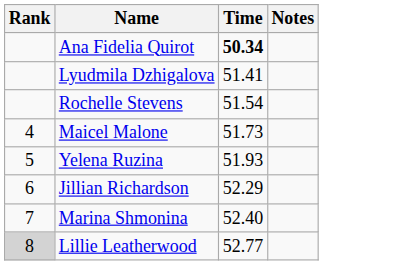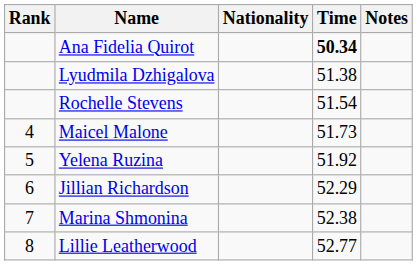+ column: (266, 18)
(243, 75) 51.41 -> (337, 75) 51.38
(243, 160) 51.93 -> (337, 160) 51.92
(243, 217) 52.40 -> (337, 217) 52.38
(30, 246) lightgrey background -> (30, 246) no background
